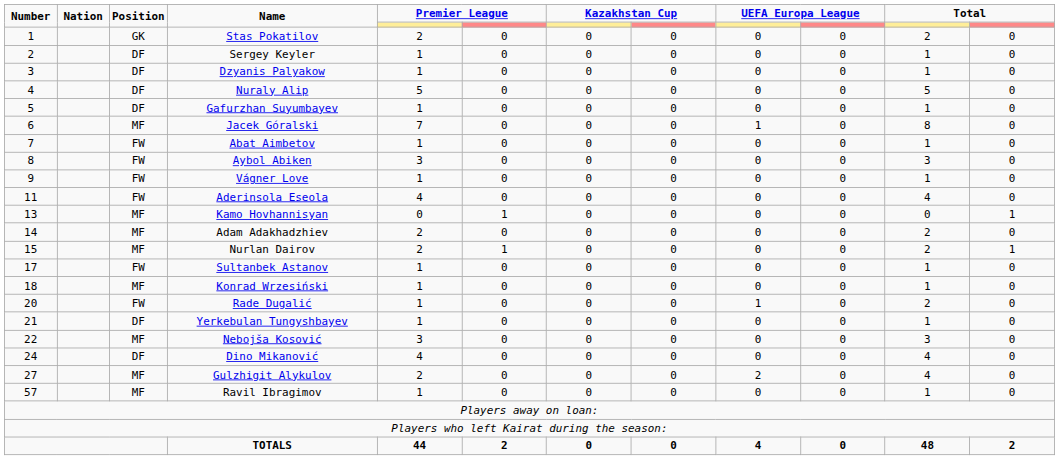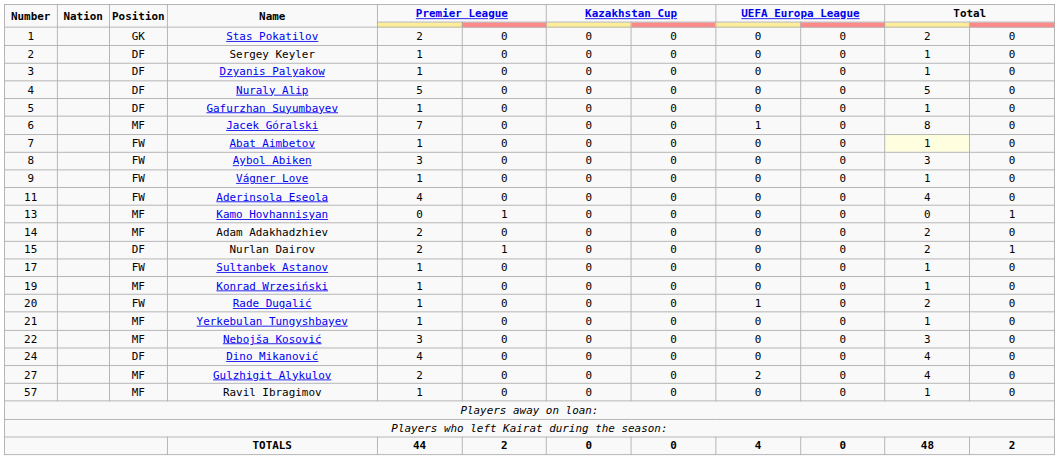(927, 143) no background -> (927, 143) lightyellow background
(138, 250) MF -> (138, 250) DF
(31, 285) 18 -> (31, 285) 19
(138, 321) DF -> (138, 321) MF
